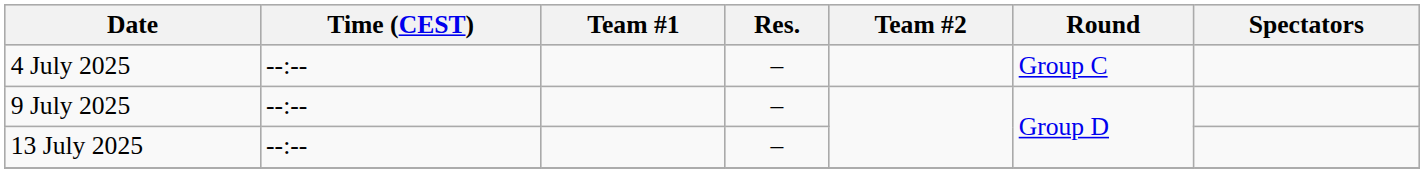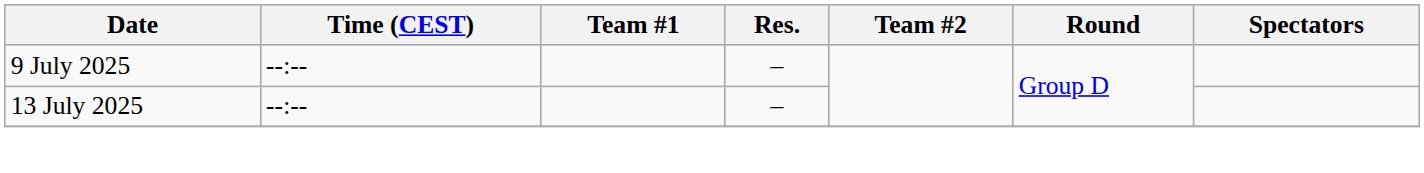- row: (70, 65)
